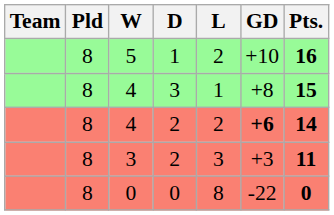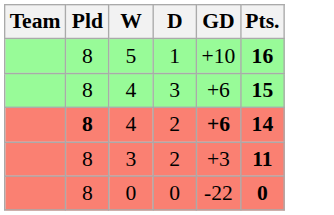- column: (218, 21)
(262, 90) +8 -> (218, 90) +6
(87, 124) normal -> (87, 124) bold
